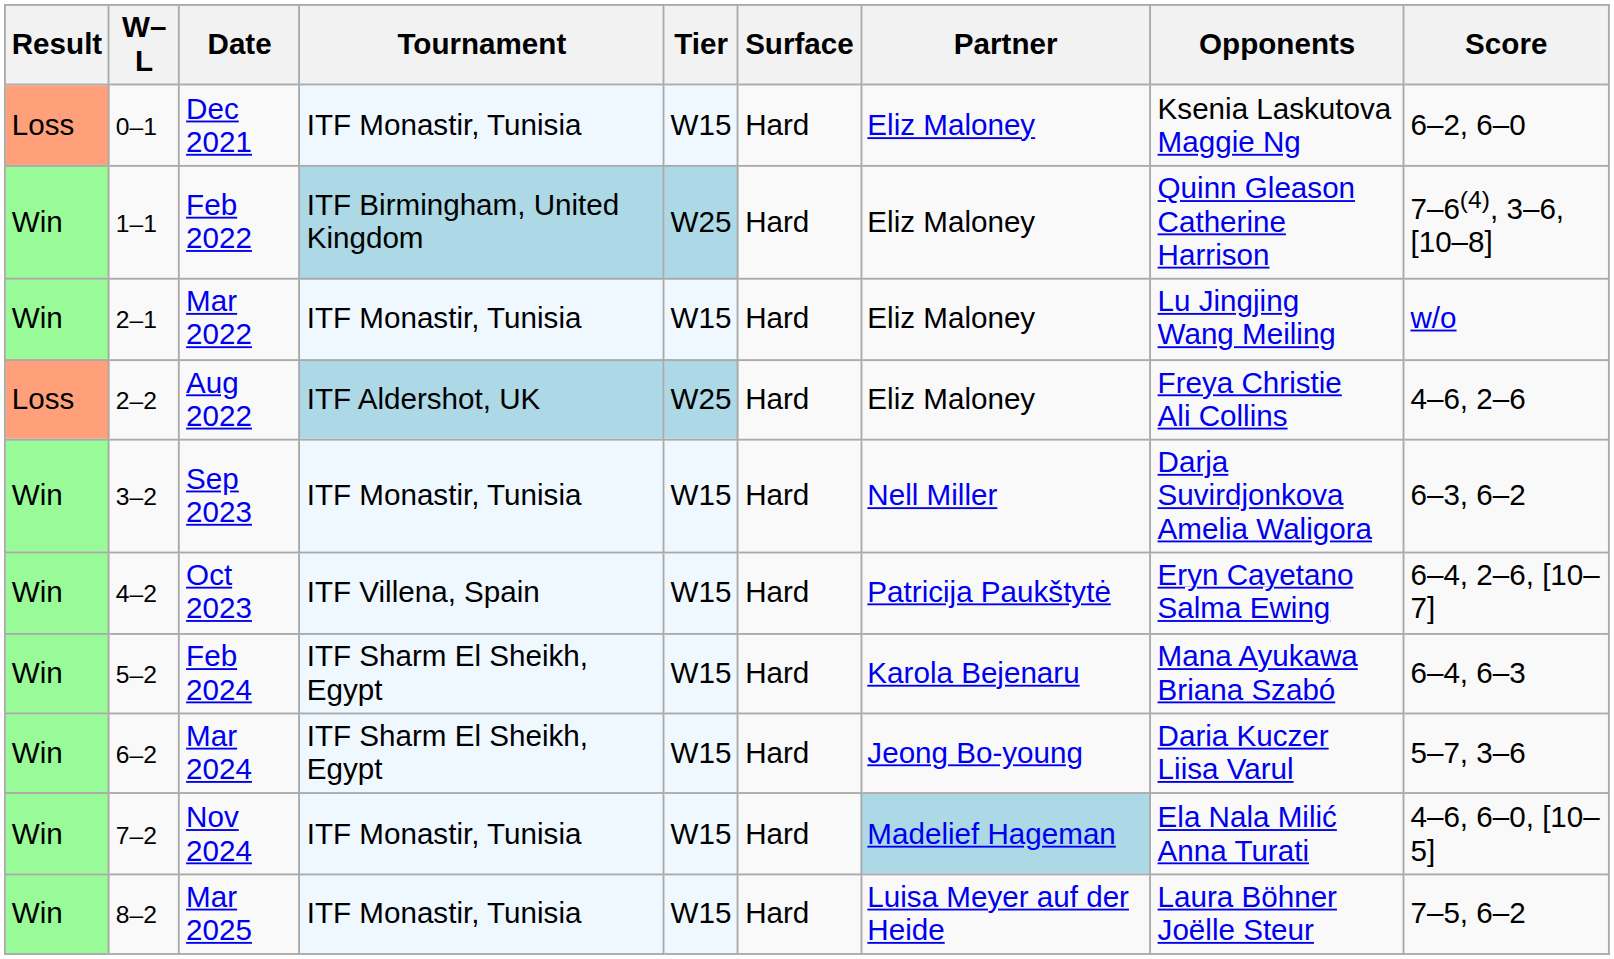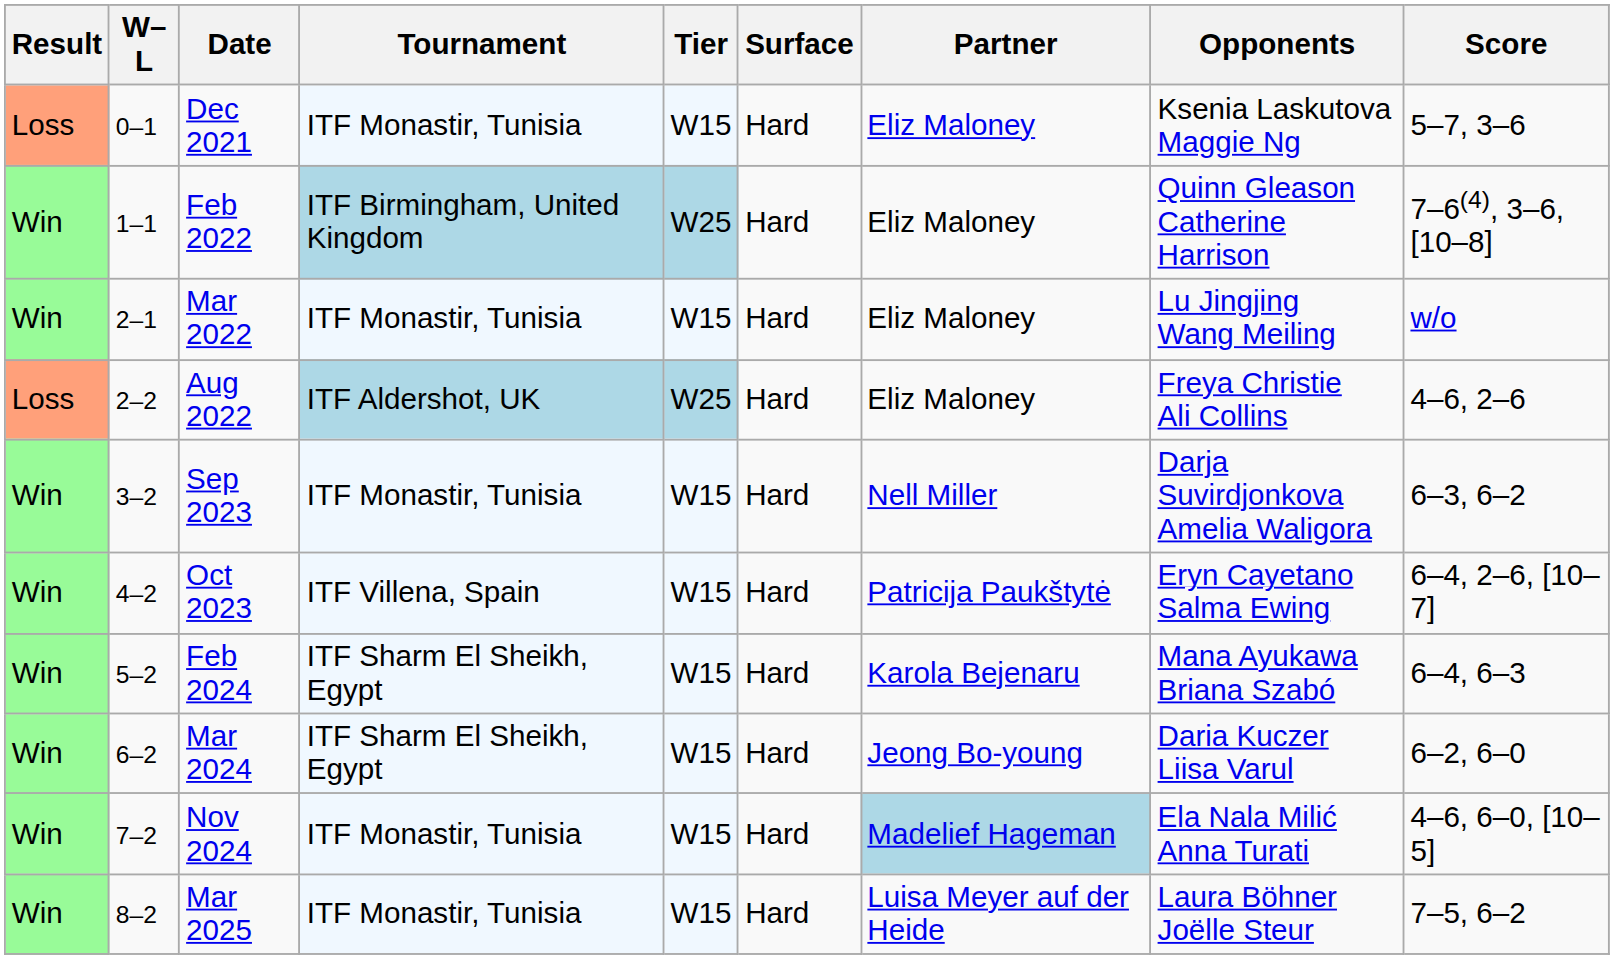(1468, 124) 6–2, 6–0 -> (1468, 124) 5–7, 3–6
(1468, 753) 5–7, 3–6 -> (1468, 753) 6–2, 6–0
